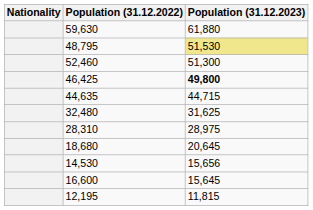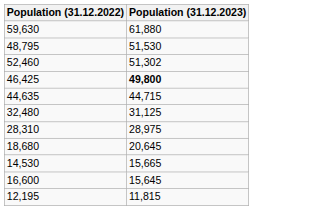- column: (34, 12)
(204, 46) khaki background -> (145, 46) no background
(204, 63) 51,300 -> (145, 63) 51,302
(204, 113) 31,625 -> (145, 113) 31,125
(204, 163) 15,656 -> (145, 163) 15,665
